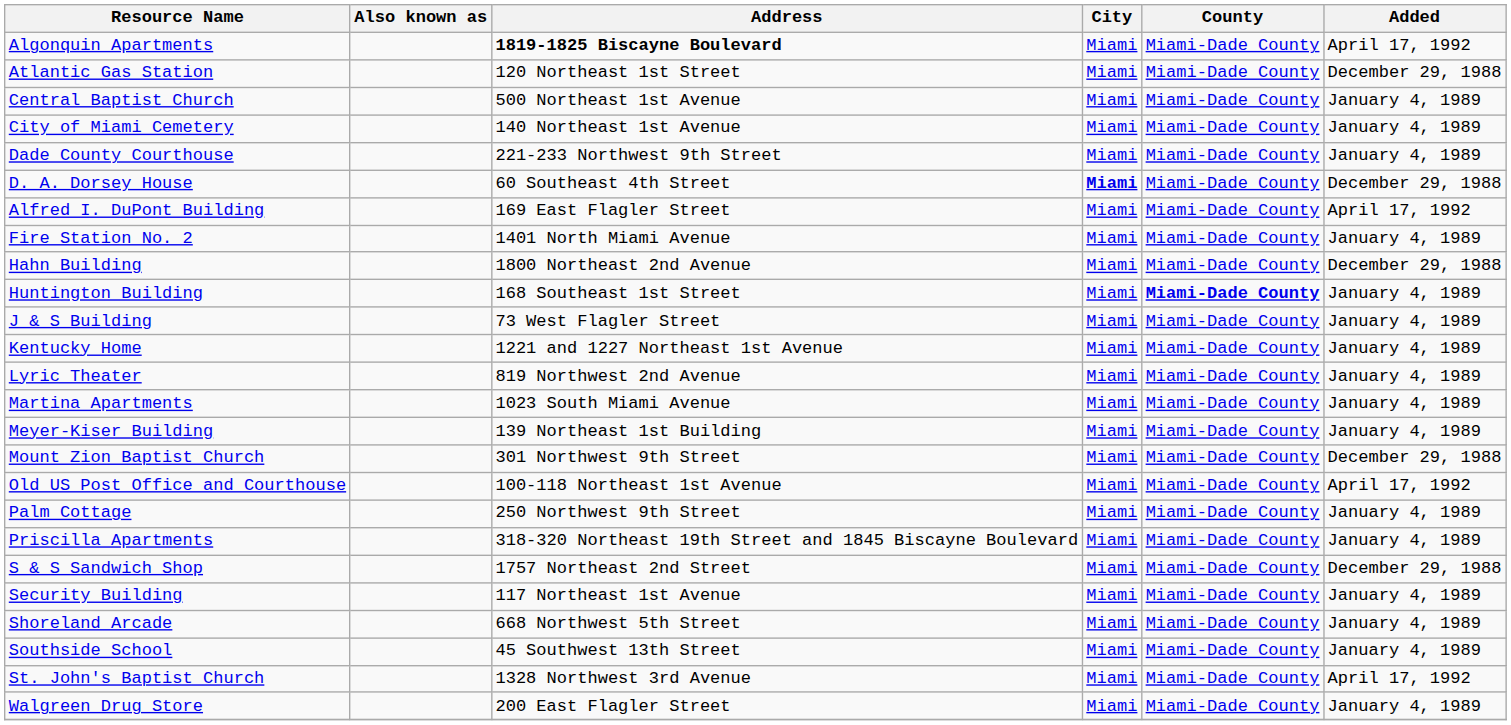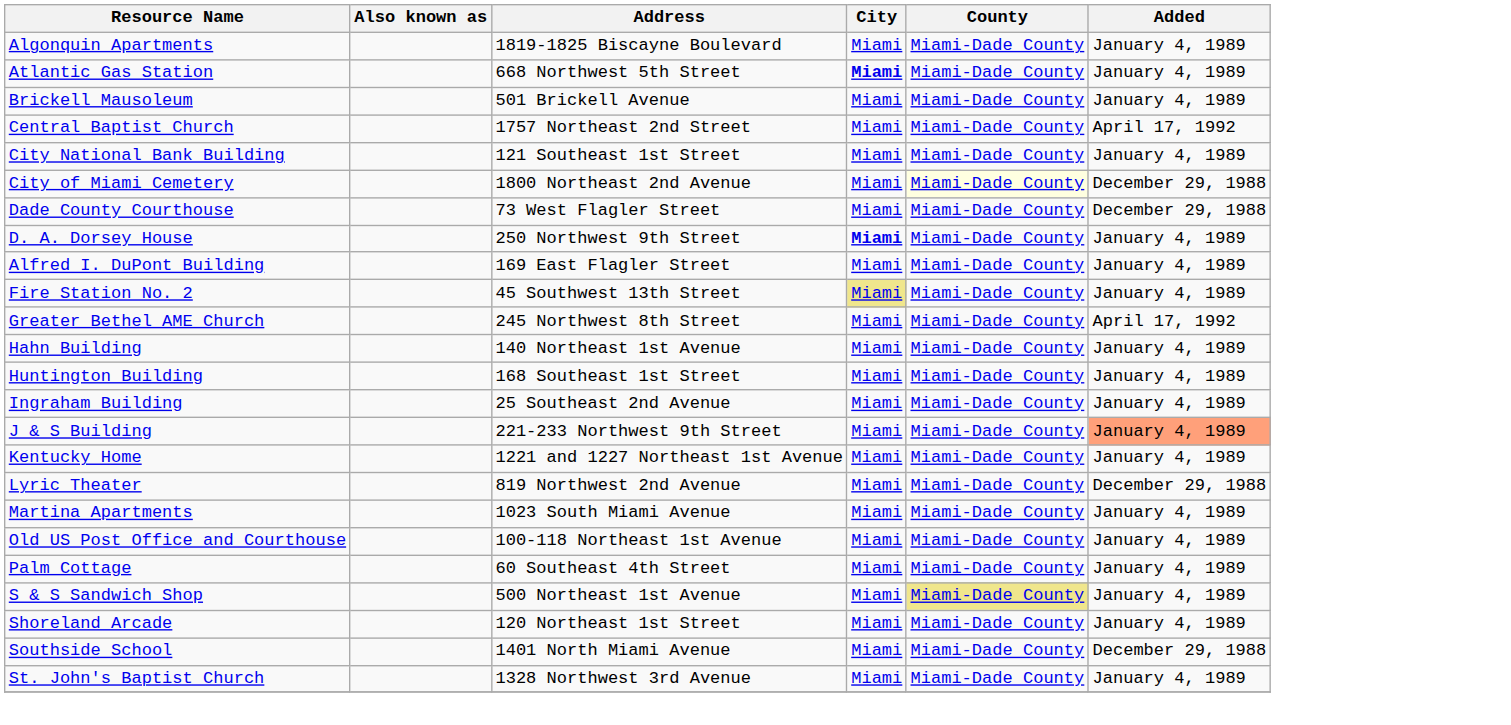(639, 46) bold -> (639, 46) normal
(1399, 46) April 17, 1992 -> (1169, 46) January 4, 1989
(618, 74) 120 Northeast 1st Street -> (618, 74) 668 Northwest 5th Street
(1112, 74) normal -> (877, 74) bold
(1415, 74) December 29, 1988 -> (1169, 74) January 4, 1989
+ row: (101, 101)
(618, 101) 500 Northeast 1st Avenue -> (623, 129) 1757 Northeast 2nd Street
(1404, 101) January 4, 1989 -> (1164, 129) April 17, 1992
+ row: (147, 156)
(618, 129) 140 Northeast 1st Avenue -> (623, 184) 1800 Northeast 2nd Avenue
(1233, 129) no background -> (997, 184) lightyellow background
(1404, 129) January 4, 1989 -> (1179, 184) December 29, 1988
(639, 156) 221-233 Northwest 9th Street -> (608, 211) 73 West Flagler Street
(1404, 156) January 4, 1989 -> (1179, 211) December 29, 1988
(613, 184) 60 Southeast 4th Street -> (618, 239) 250 Northwest 9th Street
(1415, 184) December 29, 1988 -> (1169, 239) January 4, 1989
(1399, 211) April 17, 1992 -> (1169, 266) January 4, 1989
(613, 239) 1401 North Miami Avenue -> (618, 294) 45 Southwest 13th Street
(1112, 239) no background -> (877, 294) khaki background
+ row: (137, 321)
(623, 266) 1800 Northeast 2nd Avenue -> (618, 349) 140 Northeast 1st Avenue
(1415, 266) December 29, 1988 -> (1169, 349) January 4, 1989
(1233, 294) bold -> (997, 376) normal
+ row: (96, 404)
(608, 321) 73 West Flagler Street -> (639, 431) 221-233 Northwest 9th Street
(1404, 321) no background -> (1169, 431) lightsalmon background
(1404, 376) January 4, 1989 -> (1179, 487) December 29, 1988
- row: (111, 431)
- row: (137, 459)
(1399, 487) April 17, 1992 -> (1169, 542) January 4, 1989
(618, 514) 250 Northwest 9th Street -> (613, 569) 60 Southeast 4th Street
- row: (111, 542)
(623, 569) 1757 Northeast 2nd Street -> (618, 597) 500 Northeast 1st Avenue
(1233, 569) no background -> (997, 597) khaki background
(1415, 569) December 29, 1988 -> (1169, 597) January 4, 1989
- row: (96, 597)
(618, 624) 668 Northwest 5th Street -> (618, 624) 120 Northeast 1st Street
(618, 652) 45 Southwest 13th Street -> (613, 652) 1401 North Miami Avenue
(1404, 652) January 4, 1989 -> (1179, 652) December 29, 1988
(1399, 679) April 17, 1992 -> (1169, 679) January 4, 1989
- row: (106, 707)
